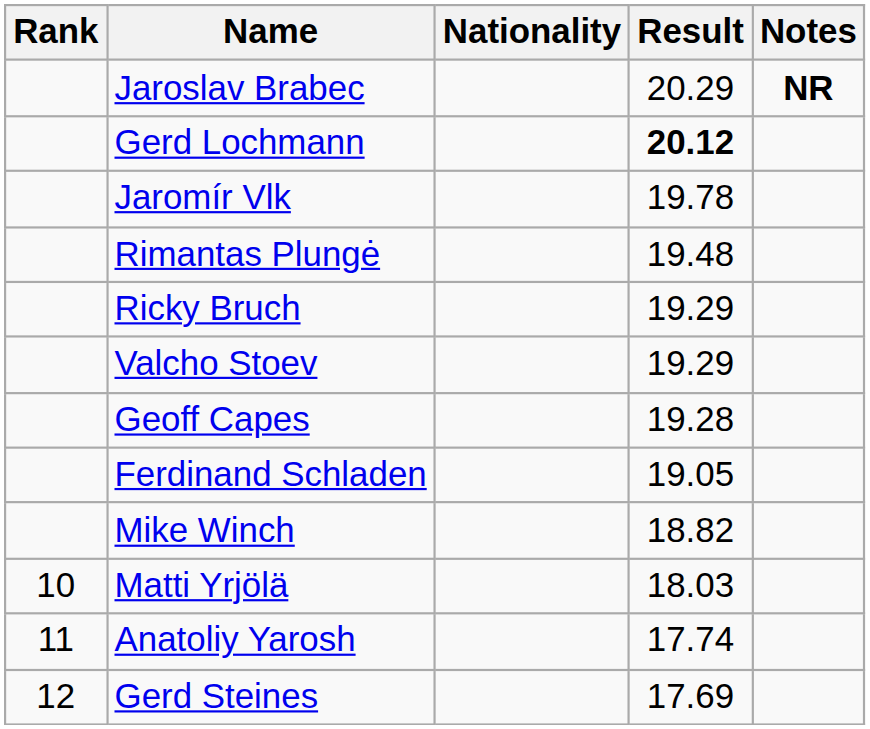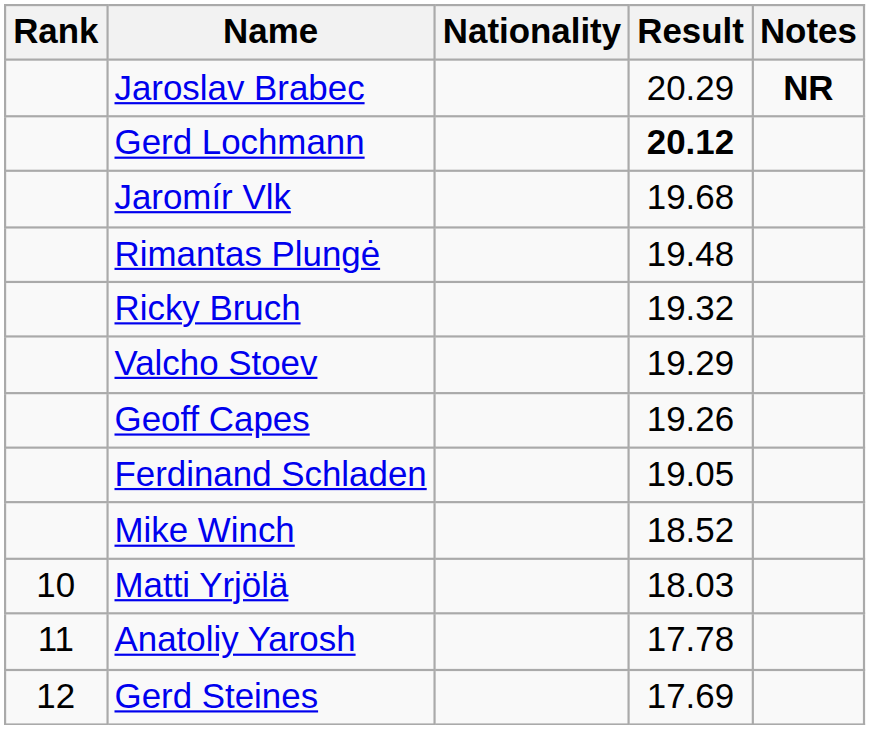(690, 198) 19.78 -> (690, 198) 19.68
(690, 308) 19.29 -> (690, 308) 19.32
(690, 419) 19.28 -> (690, 419) 19.26
(690, 530) 18.82 -> (690, 530) 18.52
(690, 640) 17.74 -> (690, 640) 17.78
